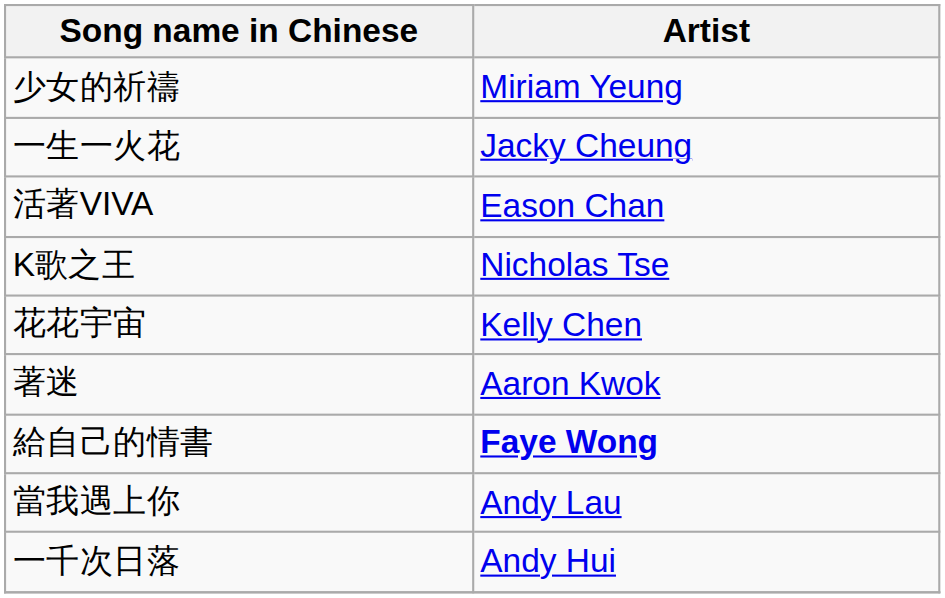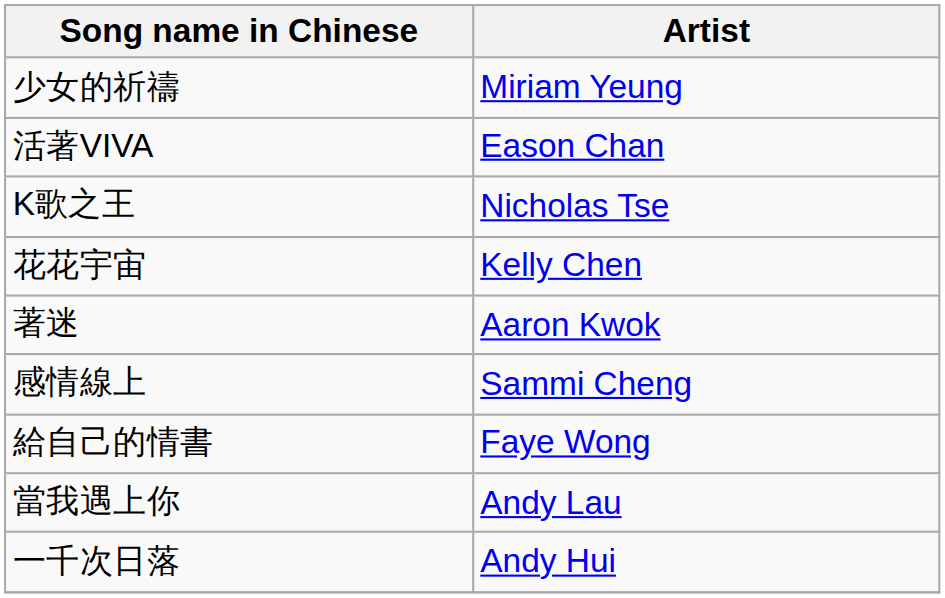- row: (96, 145)
+ row: (80, 382)
(569, 443) bold -> (565, 443) normal
